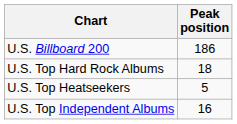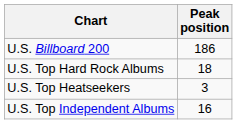(205, 88) 5 -> (205, 88) 3
